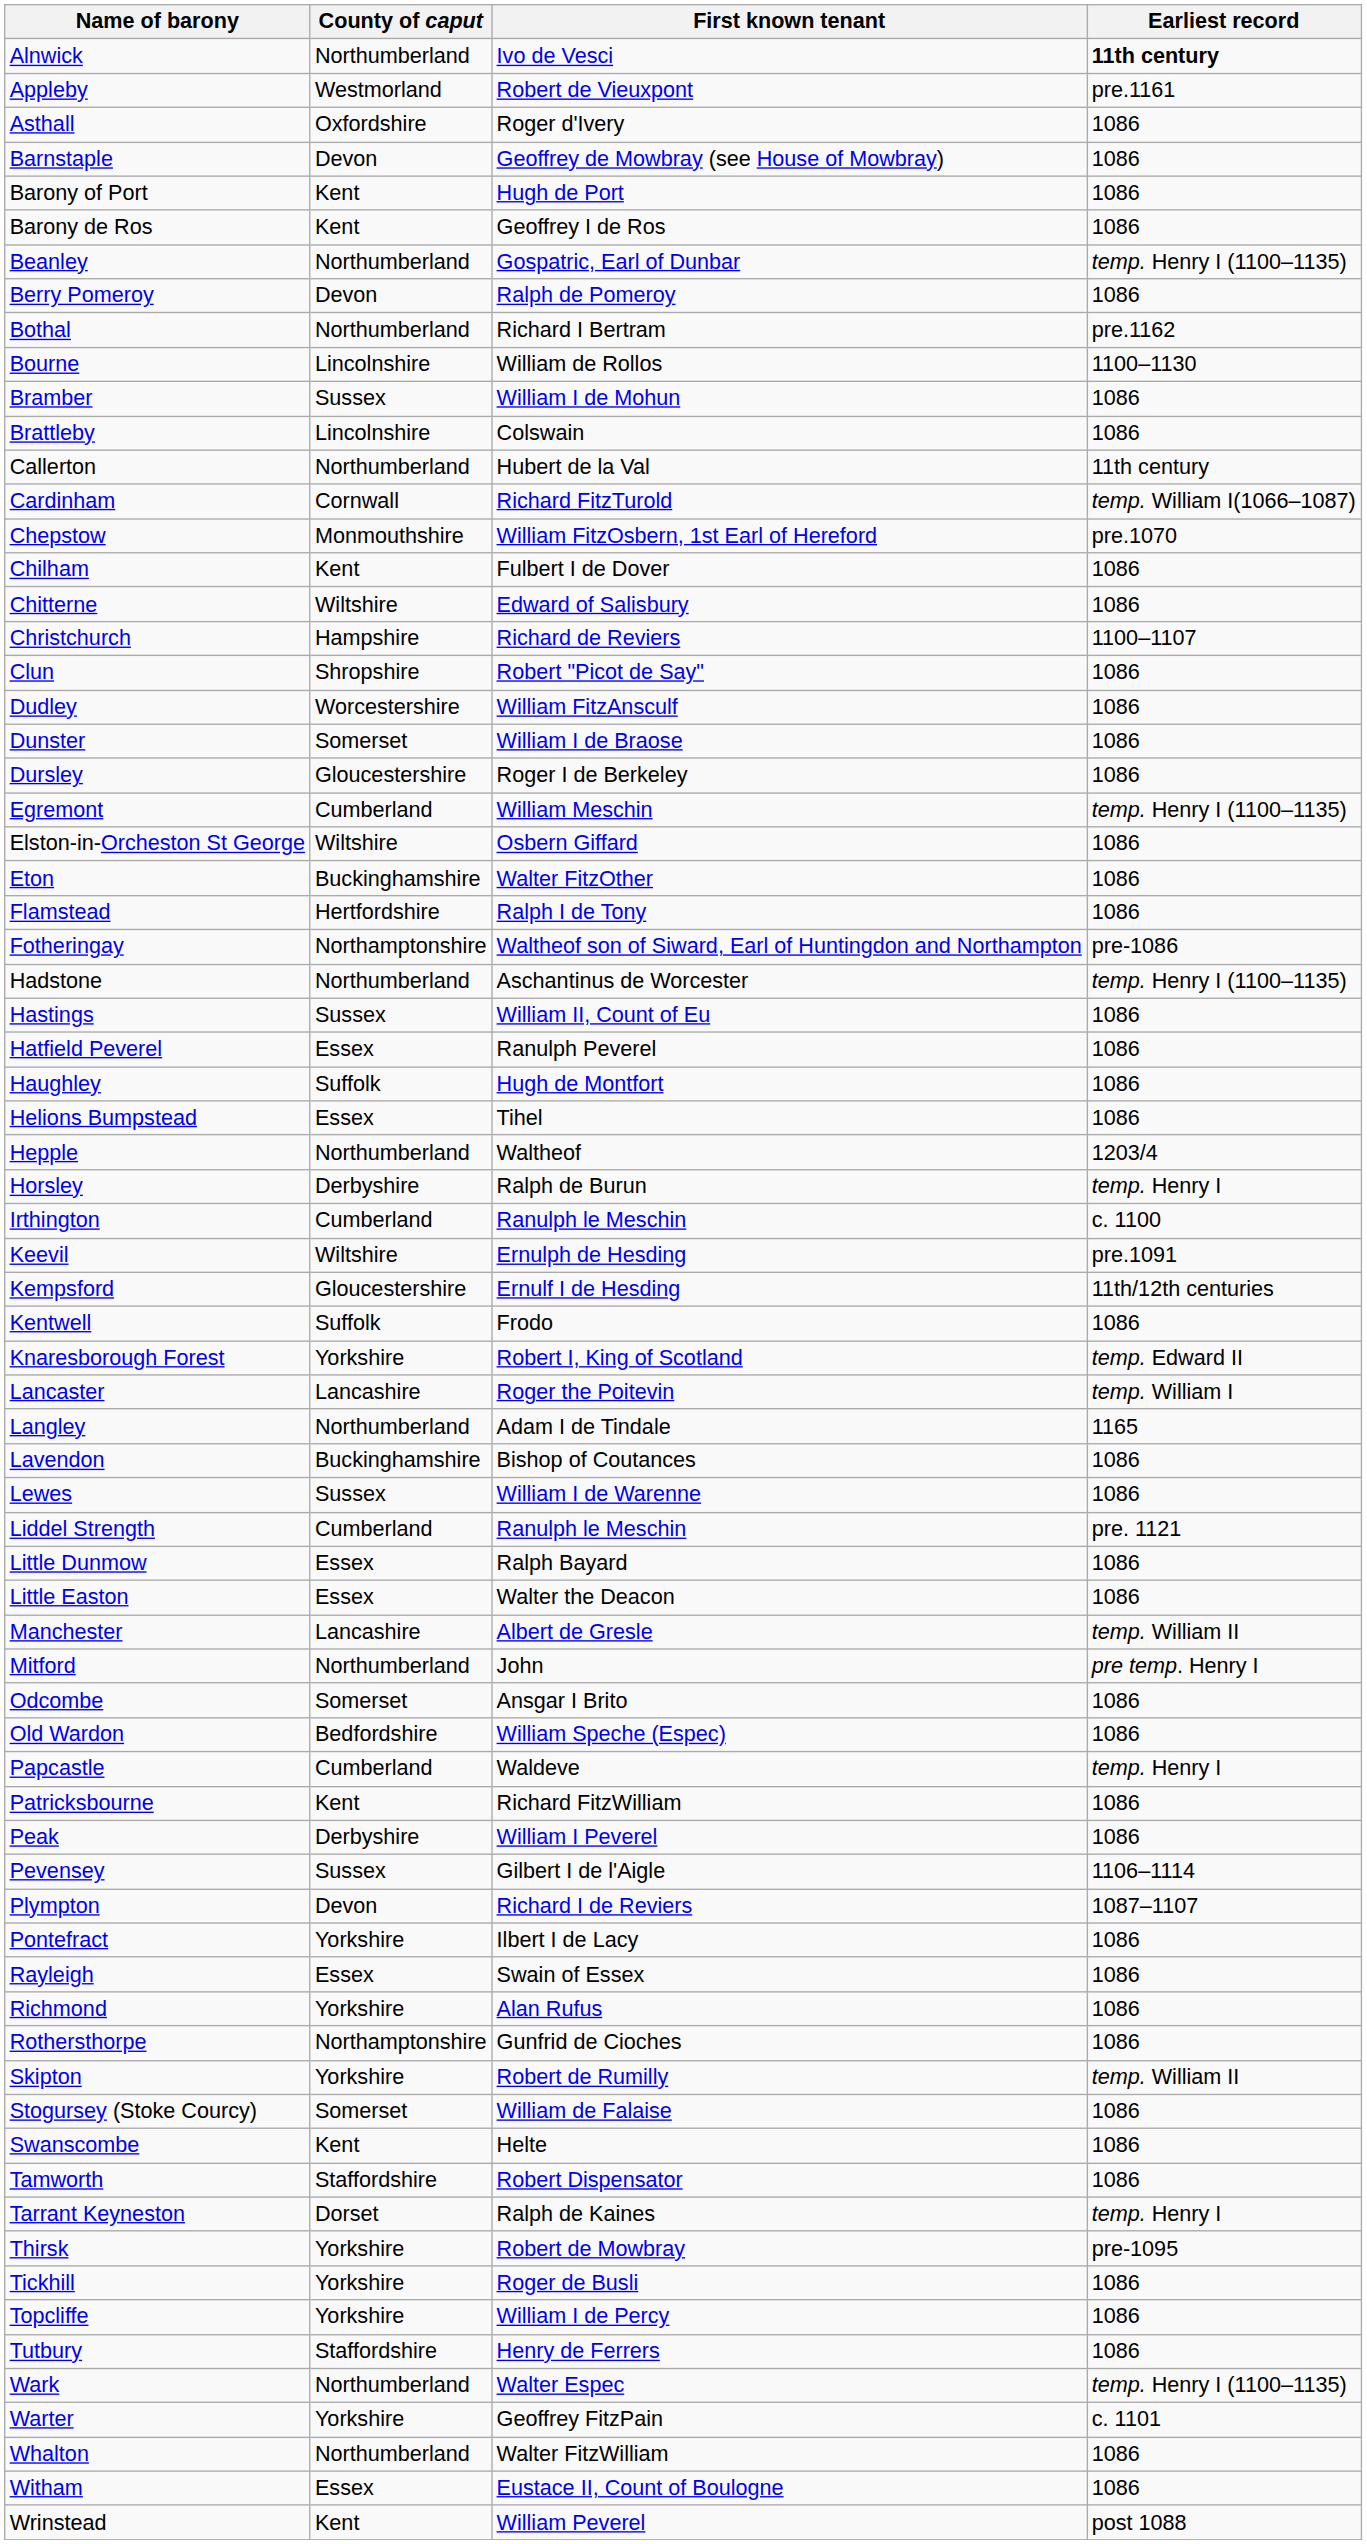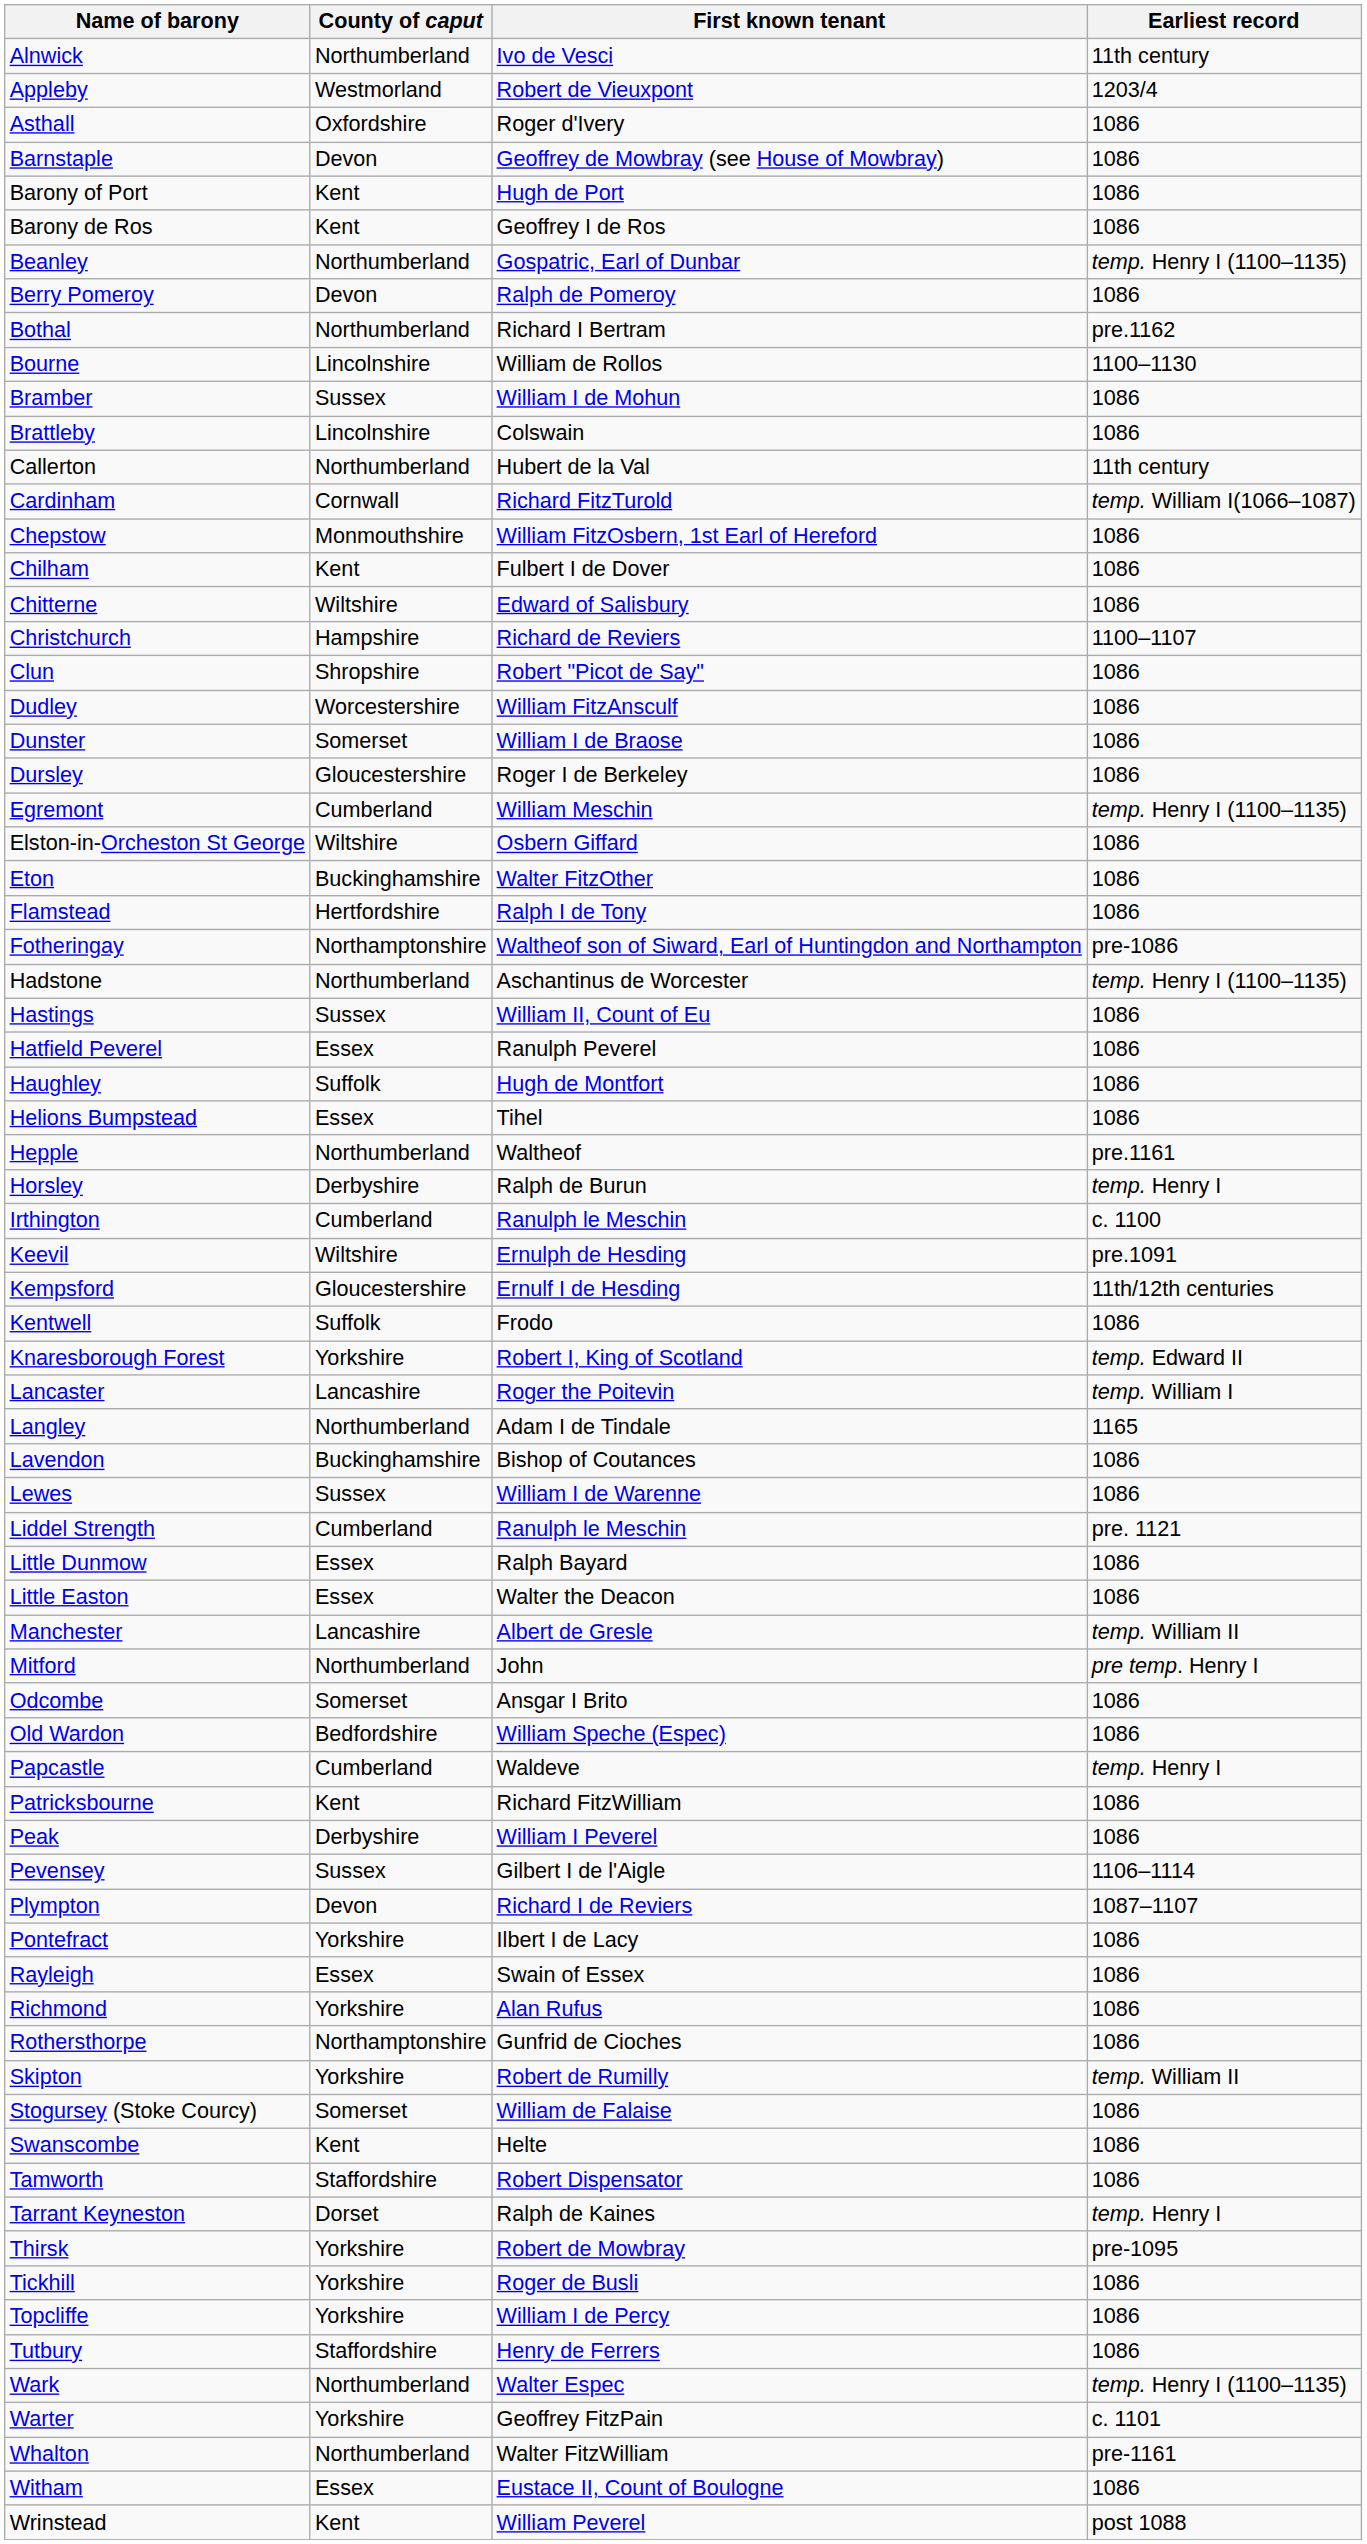(1155, 55) bold -> (1150, 55) normal
(1134, 90) pre.1161 -> (1125, 90) 1203/4
(1134, 535) pre.1070 -> (1116, 535) 1086
(1125, 1152) 1203/4 -> (1134, 1152) pre.1161
(1116, 2453) 1086 -> (1134, 2453) pre-1161
